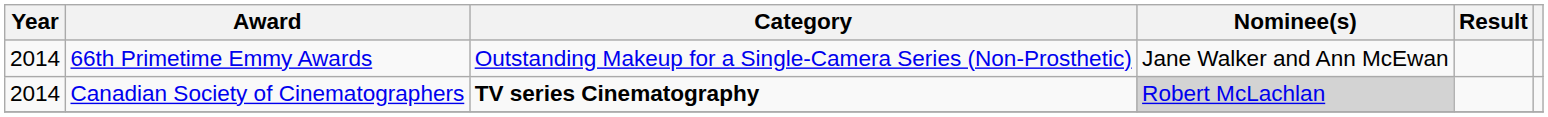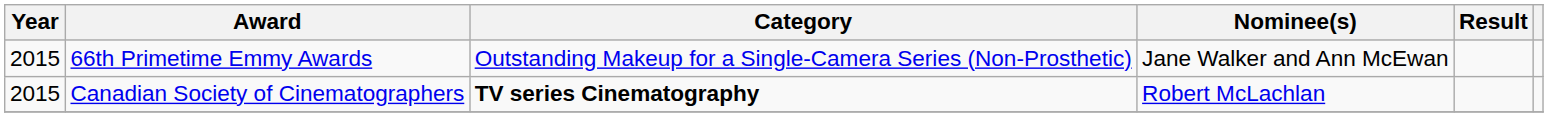(35, 58) 2014 -> (35, 58) 2015
(35, 93) 2014 -> (35, 93) 2015
(1234, 93) lightgrey background -> (1234, 93) no background
